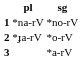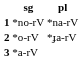columns swapped: (62, 7) <-> (28, 7)
